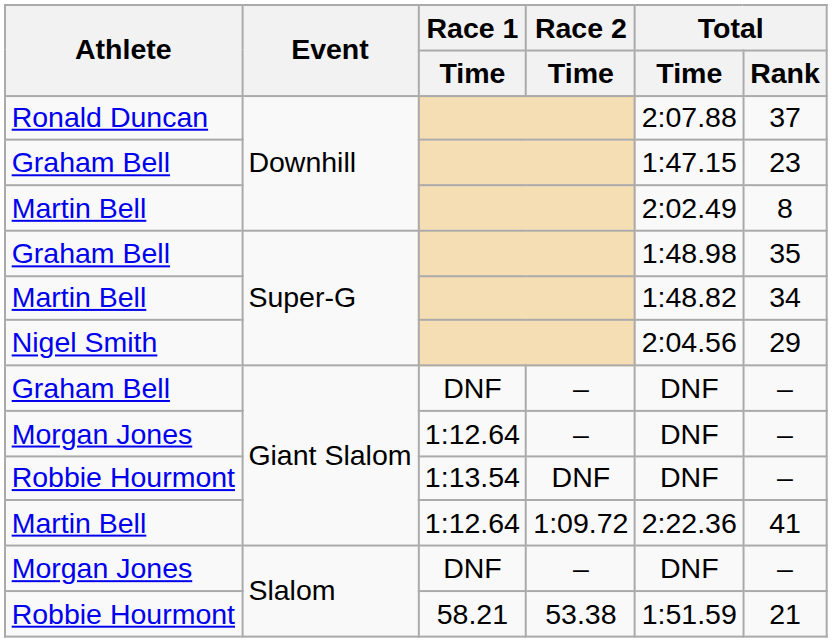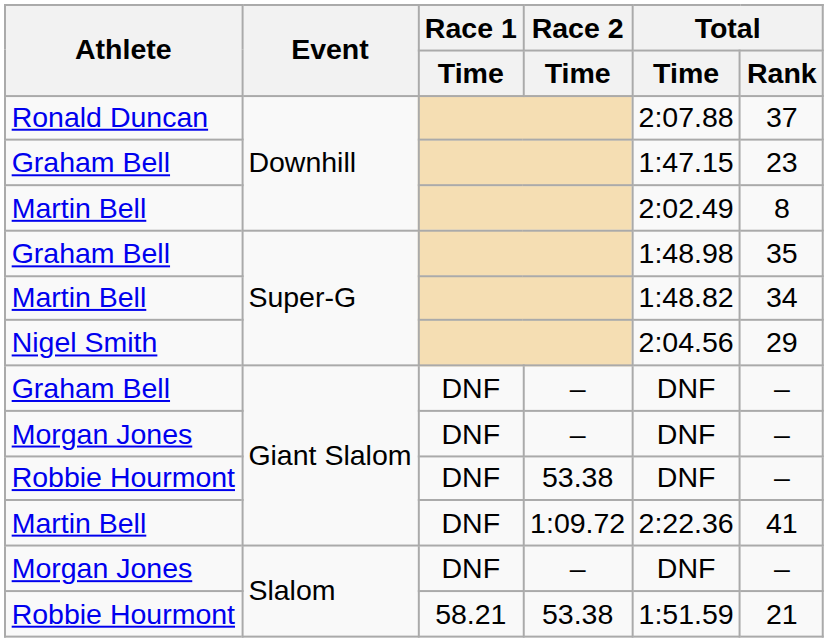(472, 433) 1:12.64 -> (471, 433) DNF
(472, 478) 1:13.54 -> (471, 478) DNF
(581, 478) DNF -> (578, 478) 53.38
(472, 523) 1:12.64 -> (471, 523) DNF
